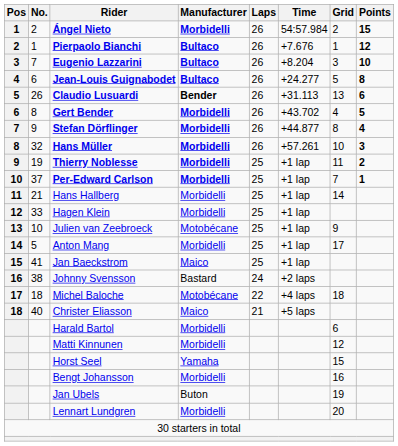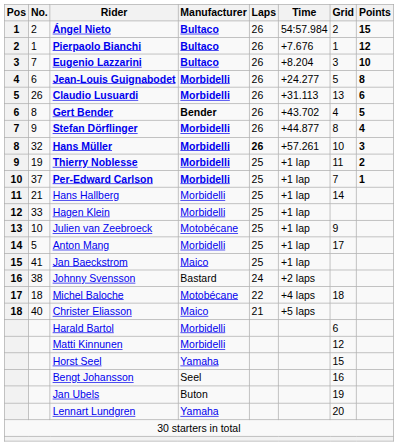(205, 29) Morbidelli -> (200, 29) Bultaco
(200, 79) Bultaco -> (205, 79) Morbidelli
(198, 96) Bender -> (205, 96) Morbidelli
(205, 112) Morbidelli -> (198, 112) Bender
(257, 146) normal -> (257, 146) bold
(203, 378) Morbidelli -> (191, 378) Seel
(203, 411) Morbidelli -> (199, 411) Yamaha
